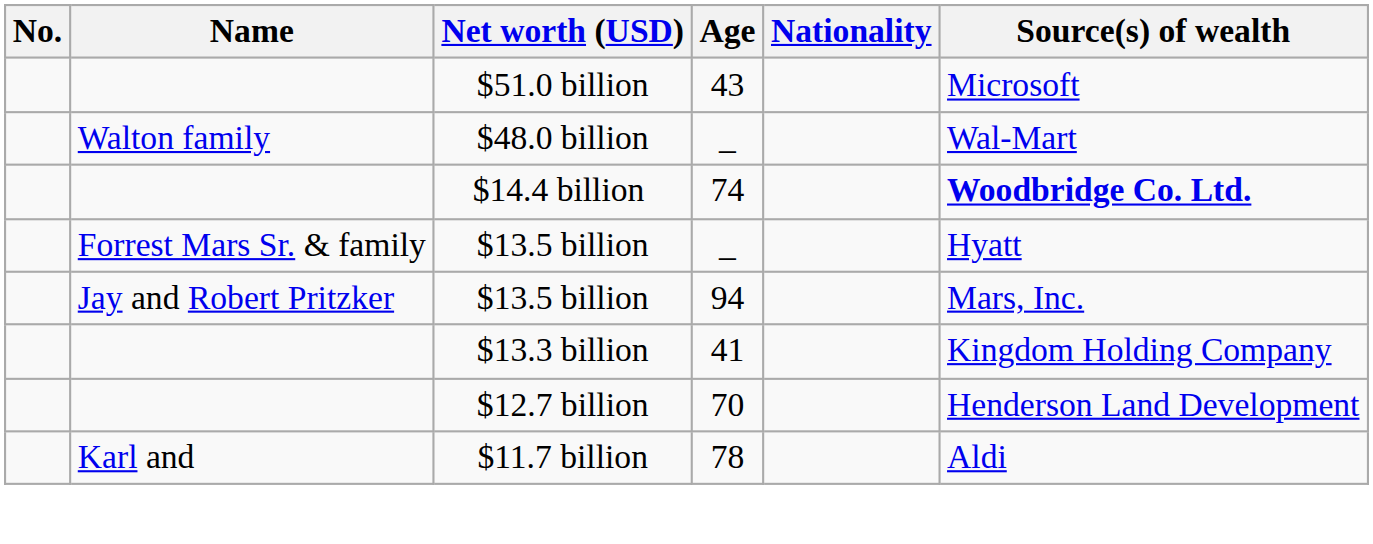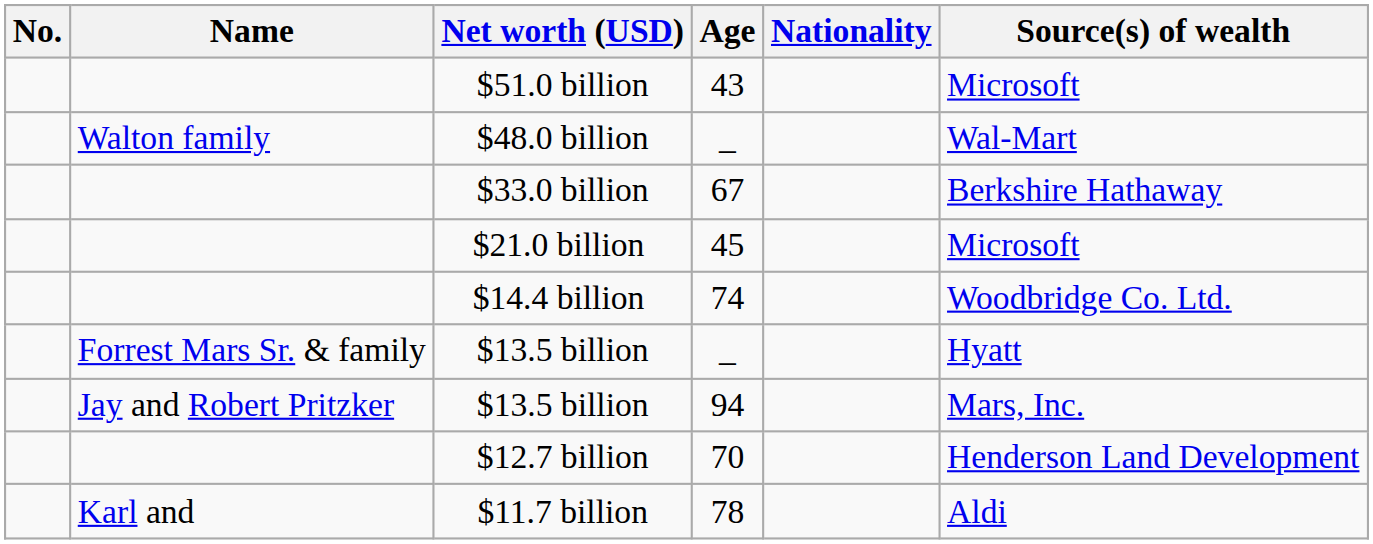+ row: (563, 191)
+ row: (563, 244)
(1099, 191) bold -> (1089, 297) normal
- row: (563, 350)
